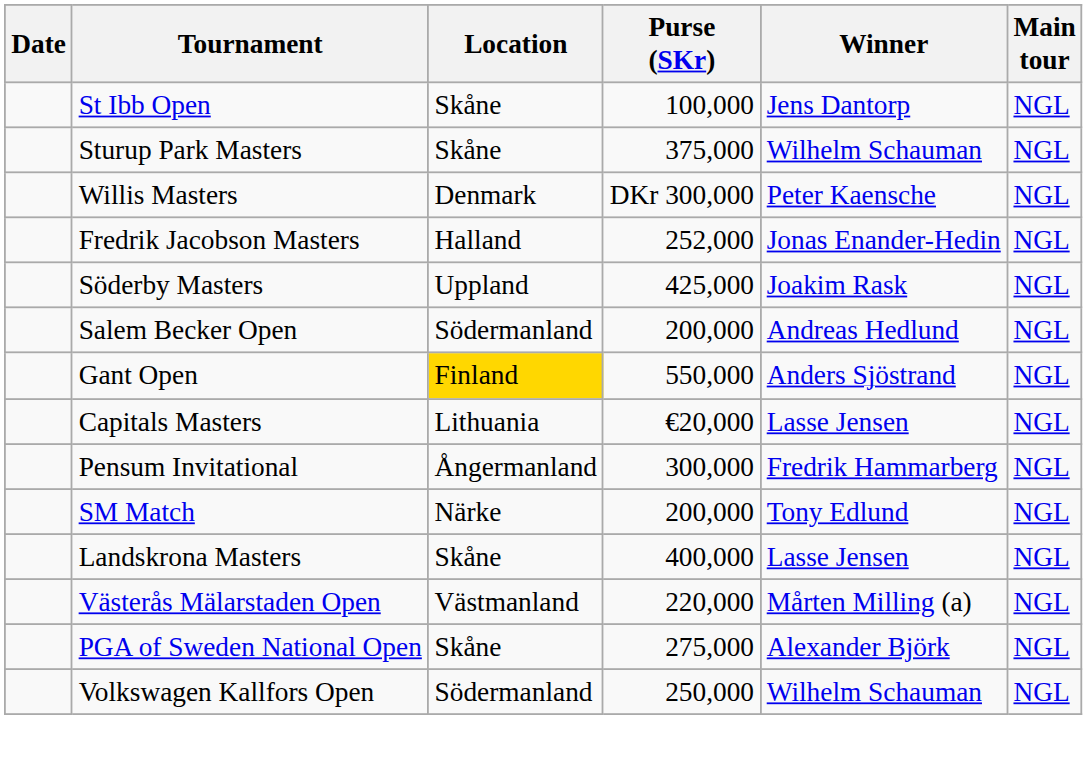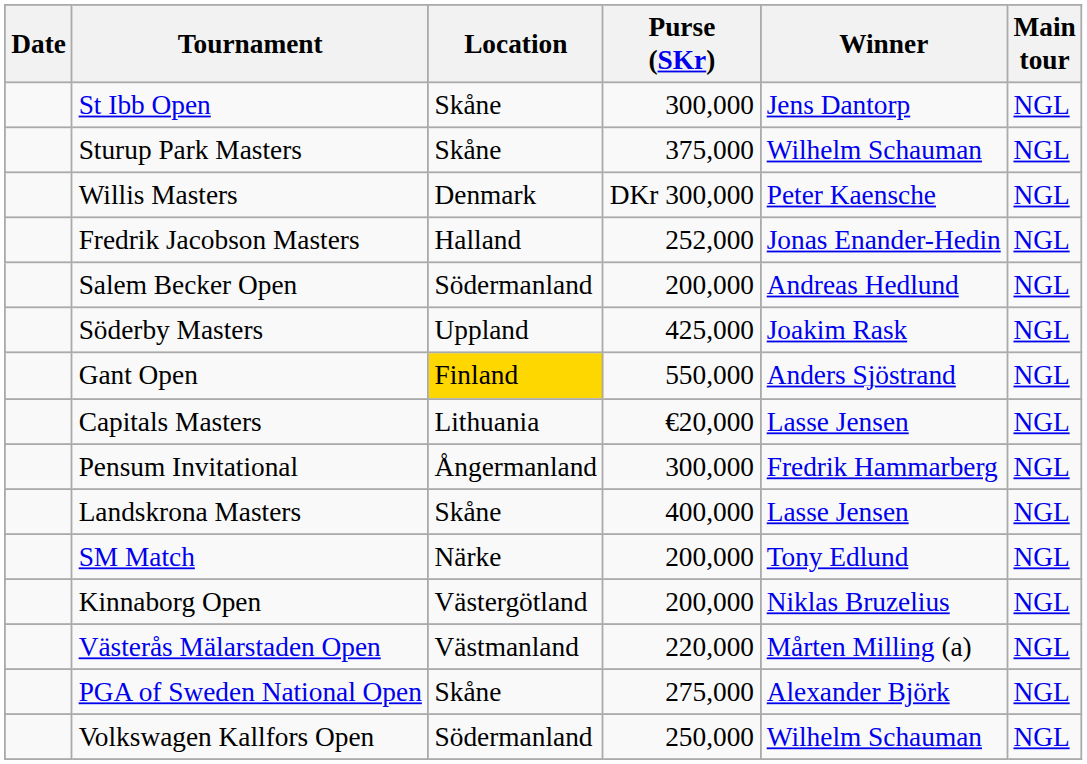(710, 104) 100,000 -> (710, 104) 300,000
rows swapped: (171, 285) <-> (188, 330)
rows swapped: (137, 510) <-> (190, 555)
+ row: (170, 600)
